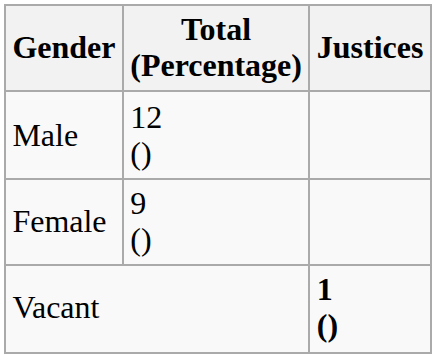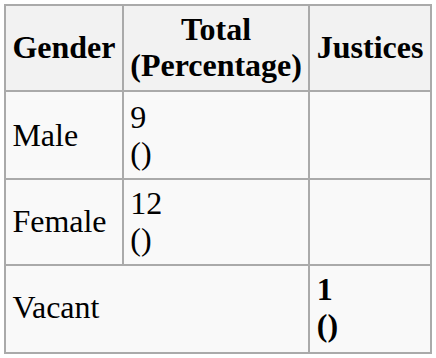(146, 134) 12 () -> (141, 134) 9 ()
(141, 221) 9 () -> (146, 221) 12 ()
